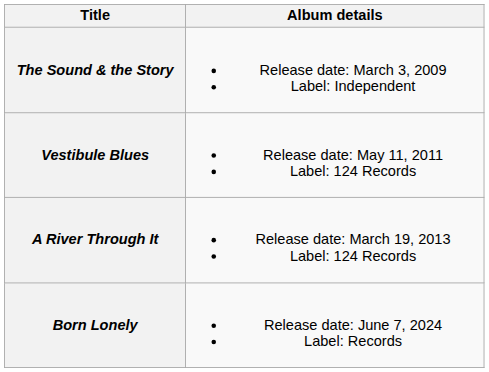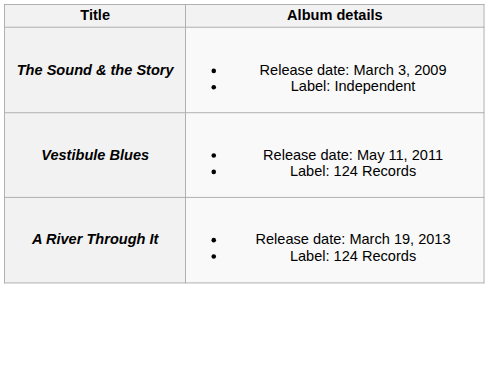- row: (95, 324)
